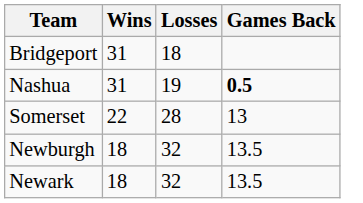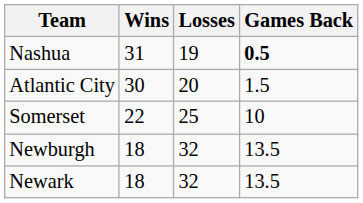- row: (53, 52)
+ row: (62, 85)
(171, 117) 28 -> (189, 117) 25
(237, 117) 13 -> (254, 117) 10
